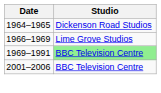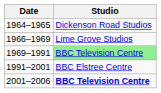+ row: (28, 67)
(99, 67) normal -> (103, 81) bold
